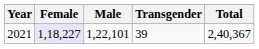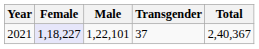(141, 33) 39 -> (141, 33) 37
